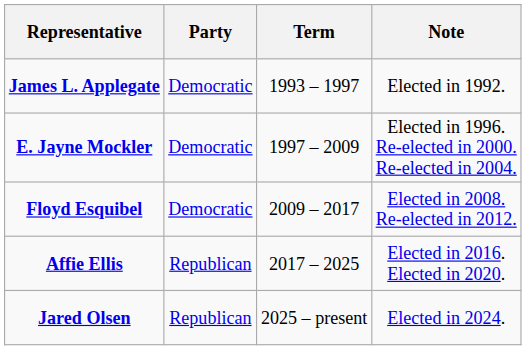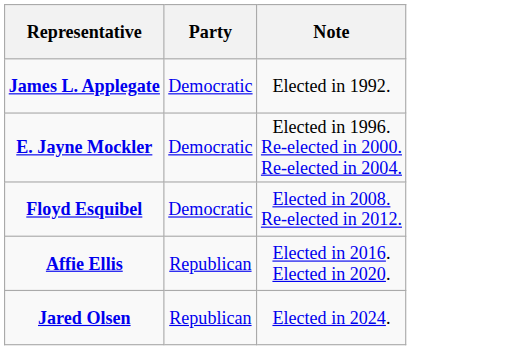- column: (314, 31)
